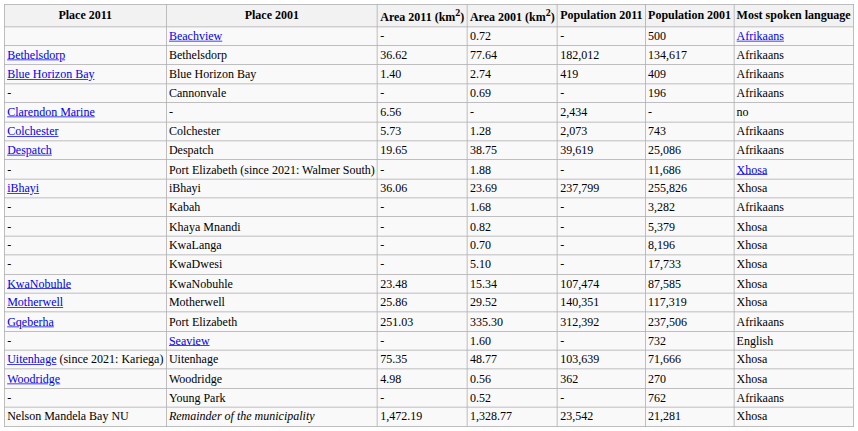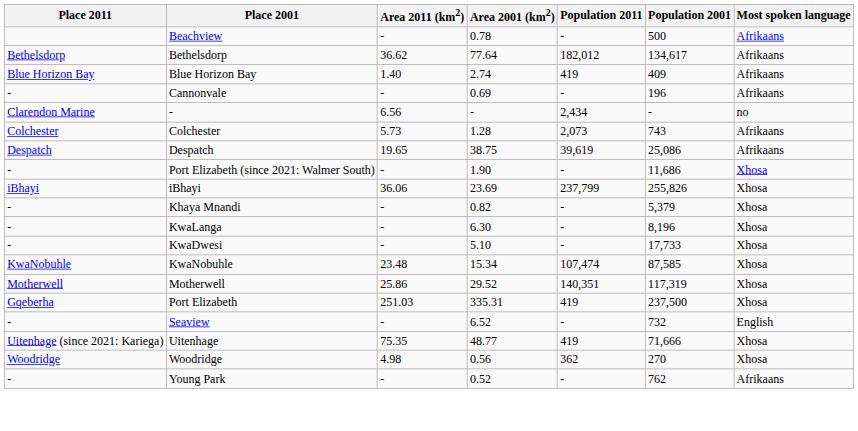(480, 36) 0.72 -> (480, 36) 0.78
(480, 169) 1.88 -> (480, 169) 1.90
- row: (185, 207)
(480, 245) 0.70 -> (480, 226) 6.30
(486, 321) 335.30 -> (486, 302) 335.31
(580, 321) 312,392 -> (569, 302) 419
(668, 321) 237,506 -> (668, 302) 237,500
(760, 321) Afrikaans -> (752, 302) Xhosa
(480, 340) 1.60 -> (480, 321) 6.52
(580, 359) 103,639 -> (569, 340) 419
- row: (242, 416)
